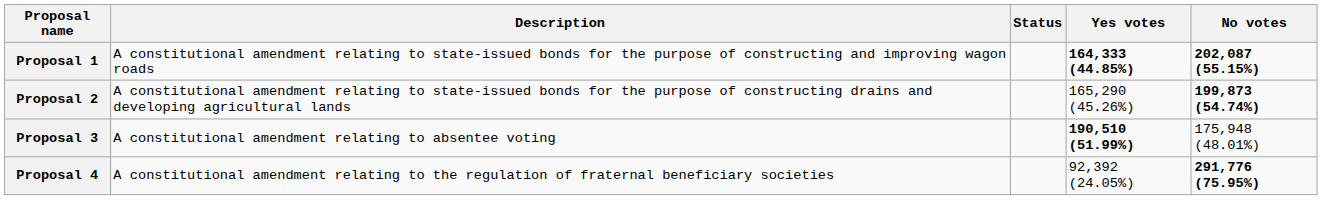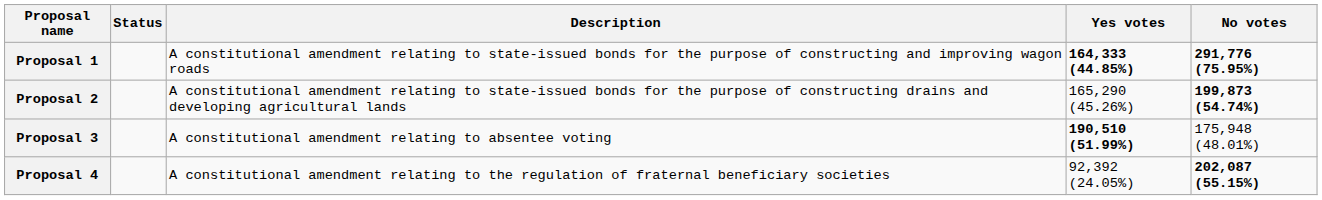columns swapped: (560, 24) <-> (1038, 24)
(1227, 62) 202,087 (55.15%) -> (1227, 62) 291,776 (75.95%)
(1227, 176) 291,776 (75.95%) -> (1227, 176) 202,087 (55.15%)
